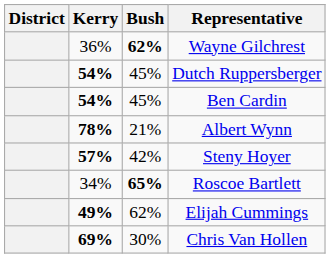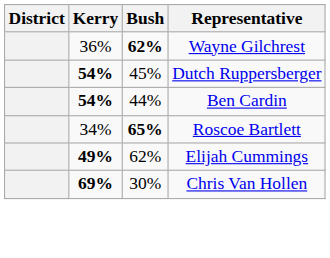(145, 101) 45% -> (145, 101) 44%
- row: (247, 128)
- row: (247, 156)
